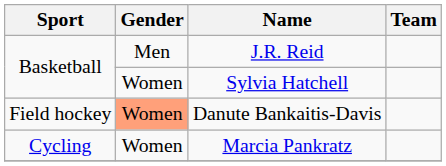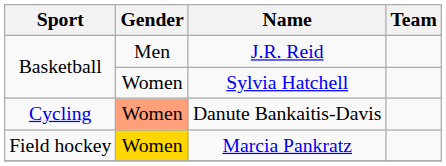(60, 113) Field hockey -> (60, 113) Cycling
(60, 144) Cycling -> (60, 144) Field hockey
(152, 144) no background -> (152, 144) gold background
